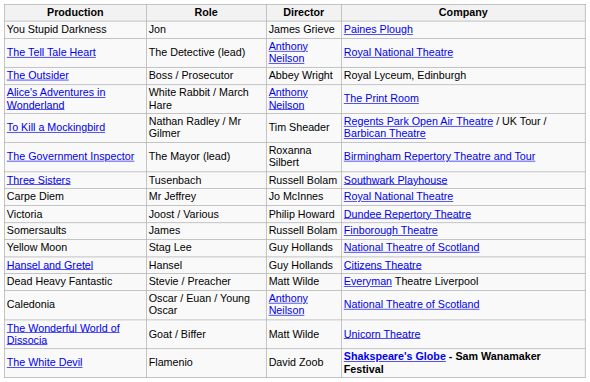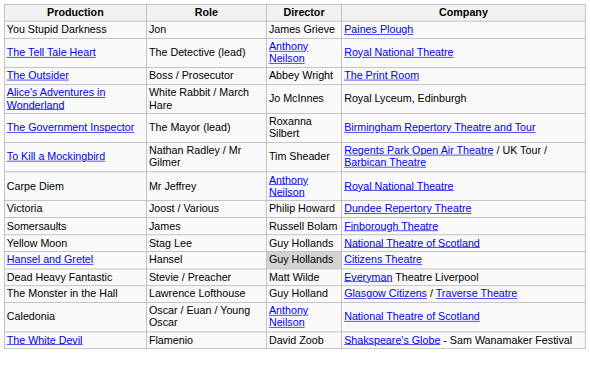(405, 76) Royal Lyceum, Edinburgh -> (382, 76) The Print Room
(288, 99) Anthony Neilson -> (296, 99) Jo McInnes
(381, 99) The Print Room -> (405, 99) Royal Lyceum, Edinburgh
rows swapped: (71, 157) <-> (56, 128)
- row: (39, 180)
(296, 197) Jo McInnes -> (289, 186) Anthony Neilson
(301, 265) no background -> (301, 260) lightgrey background
+ row: (62, 294)
- row: (63, 334)
(442, 363) bold -> (458, 340) normal
